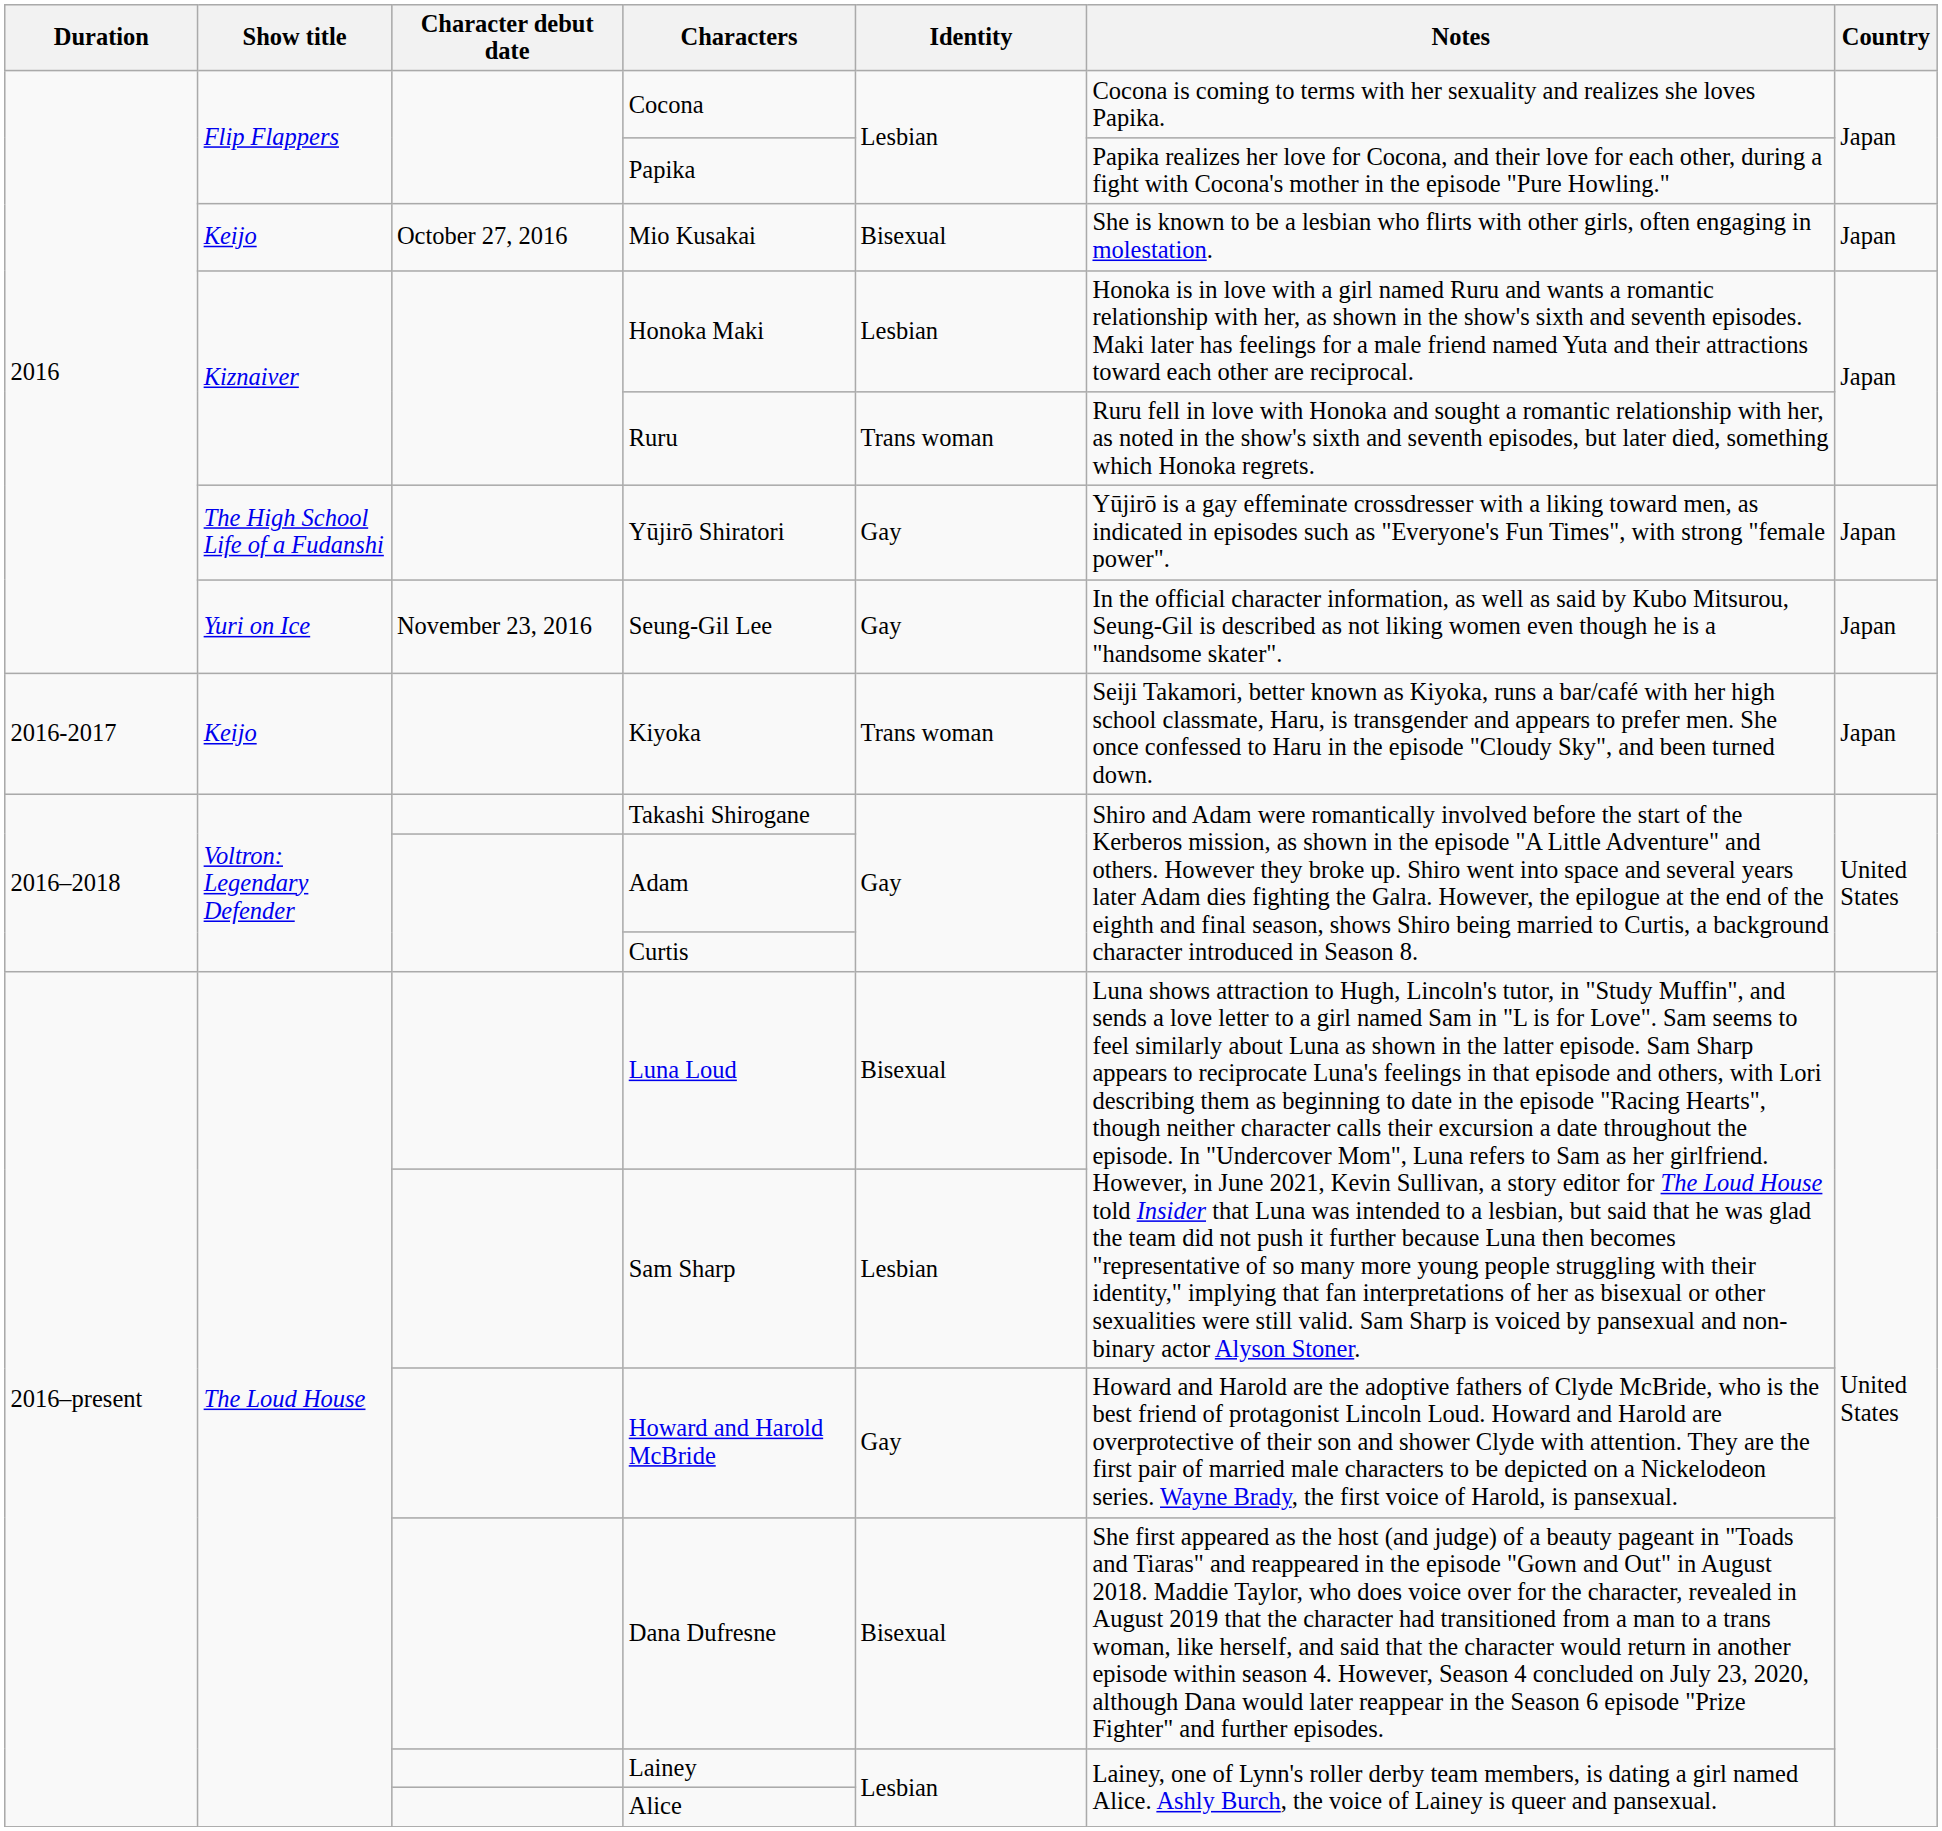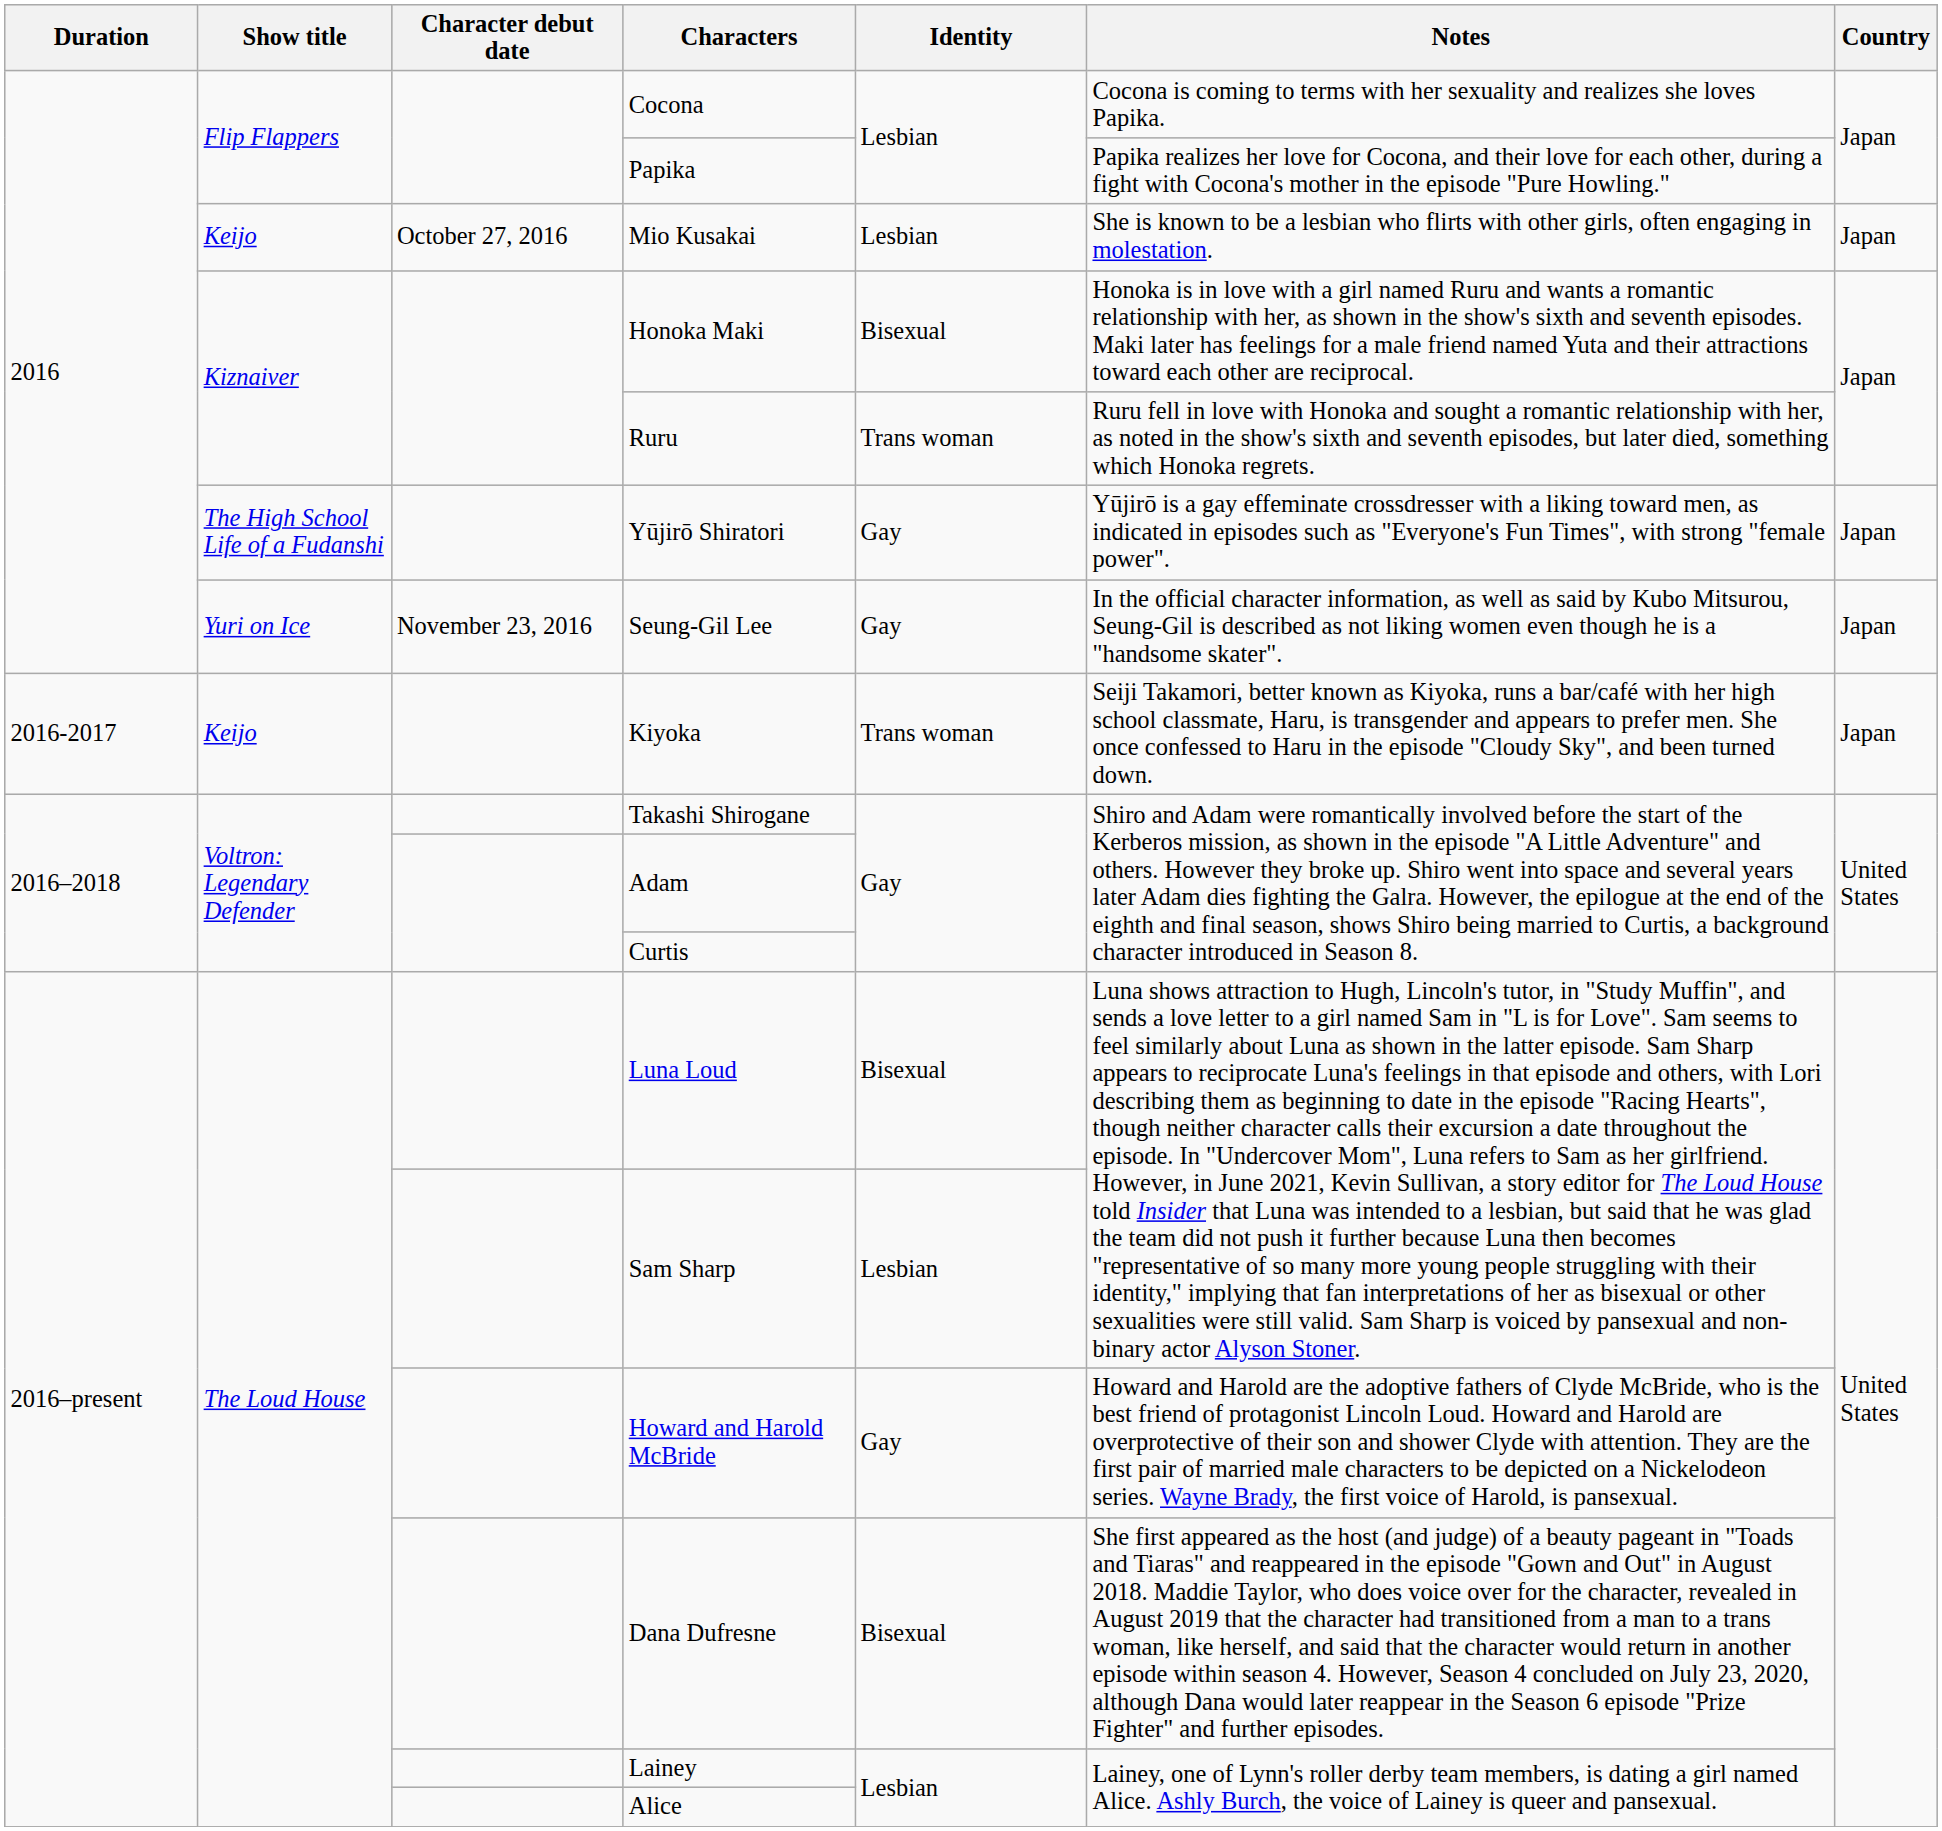(903, 236) Bisexual -> (899, 236) Lesbian
(899, 330) Lesbian -> (903, 330) Bisexual
